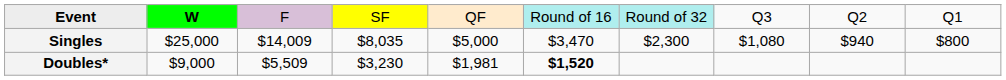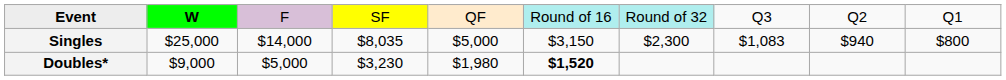(285, 40) $14,009 -> (285, 40) $14,000
(571, 40) $3,470 -> (571, 40) $3,150
(762, 40) $1,080 -> (762, 40) $1,083
(285, 64) $5,509 -> (285, 64) $5,000
(476, 64) $1,981 -> (476, 64) $1,980
